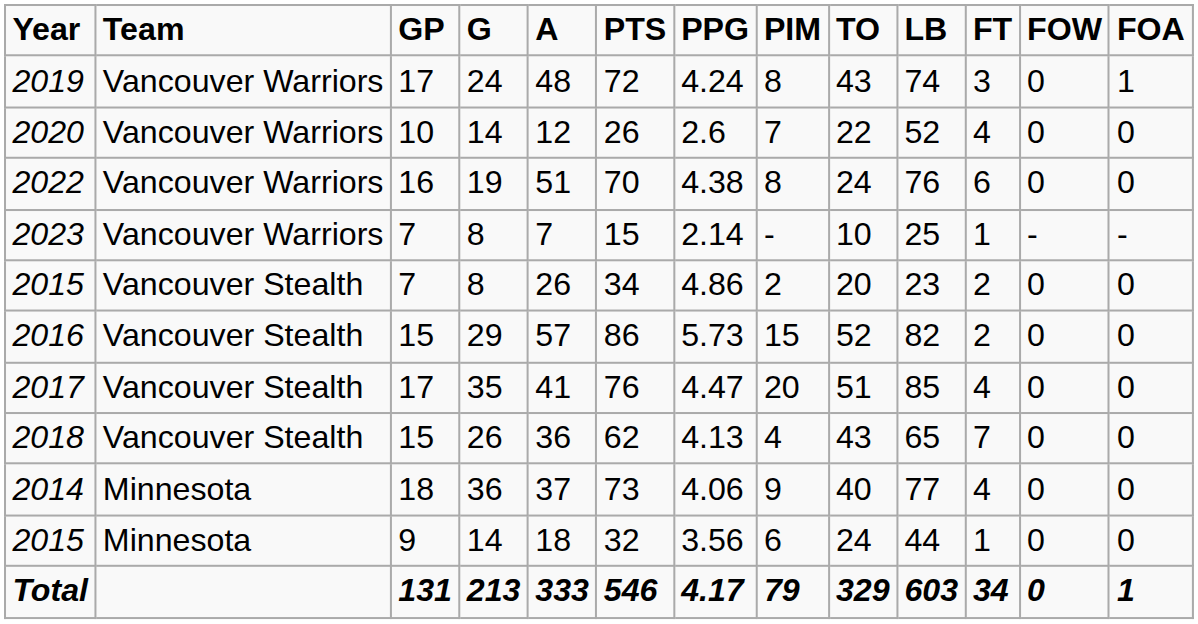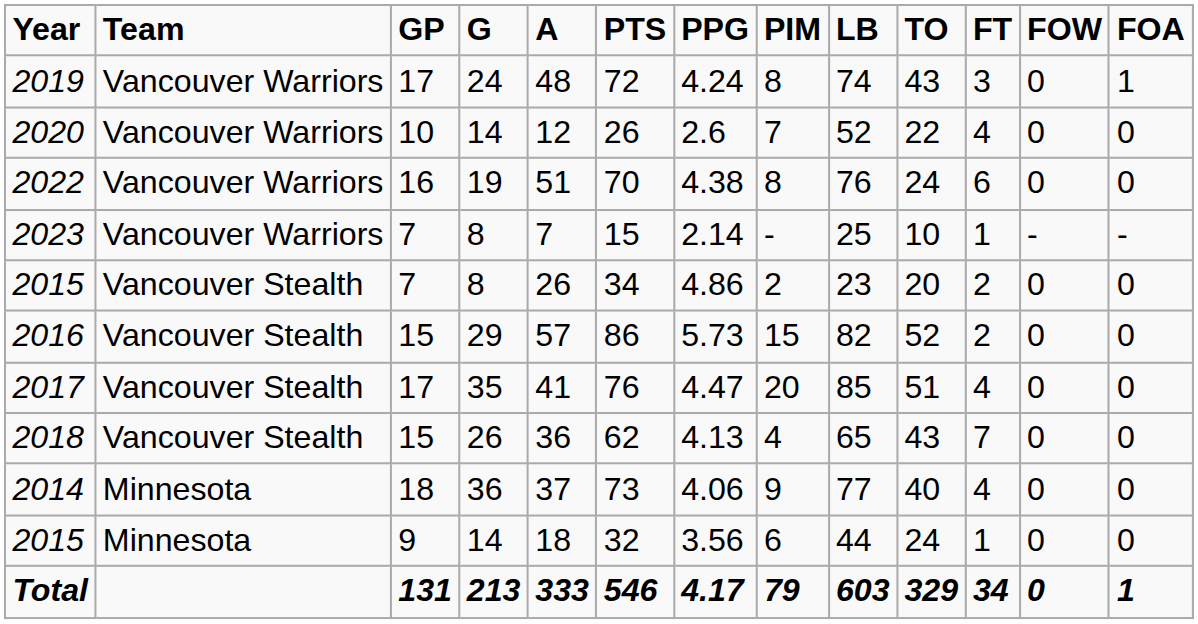columns swapped: (926, 30) <-> (858, 30)
